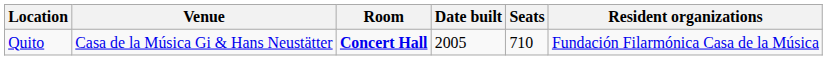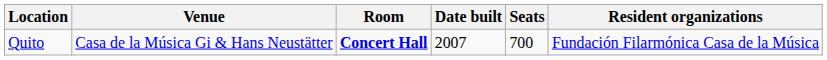(451, 42) 2005 -> (451, 42) 2007
(521, 42) 710 -> (521, 42) 700
